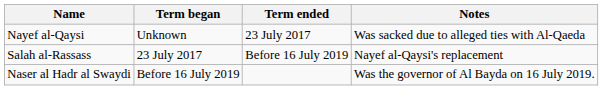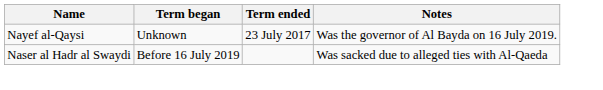(470, 34) Was sacked due to alleged ties with Al-Qaeda -> (437, 34) Was the governor of Al Bayda on 16 July 2019.
- row: (49, 54)
(474, 74) Was the governor of Al Bayda on 16 July 2019. -> (432, 54) Was sacked due to alleged ties with Al-Qaeda
